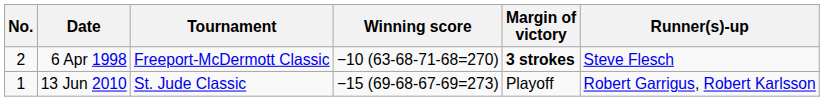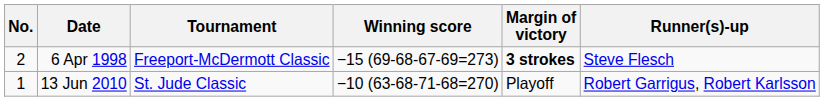(418, 59) −10 (63-68-71-68=270) -> (418, 59) −15 (69-68-67-69=273)
(418, 84) −15 (69-68-67-69=273) -> (418, 84) −10 (63-68-71-68=270)
